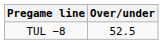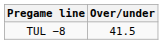(123, 31) 52.5 -> (123, 31) 41.5
